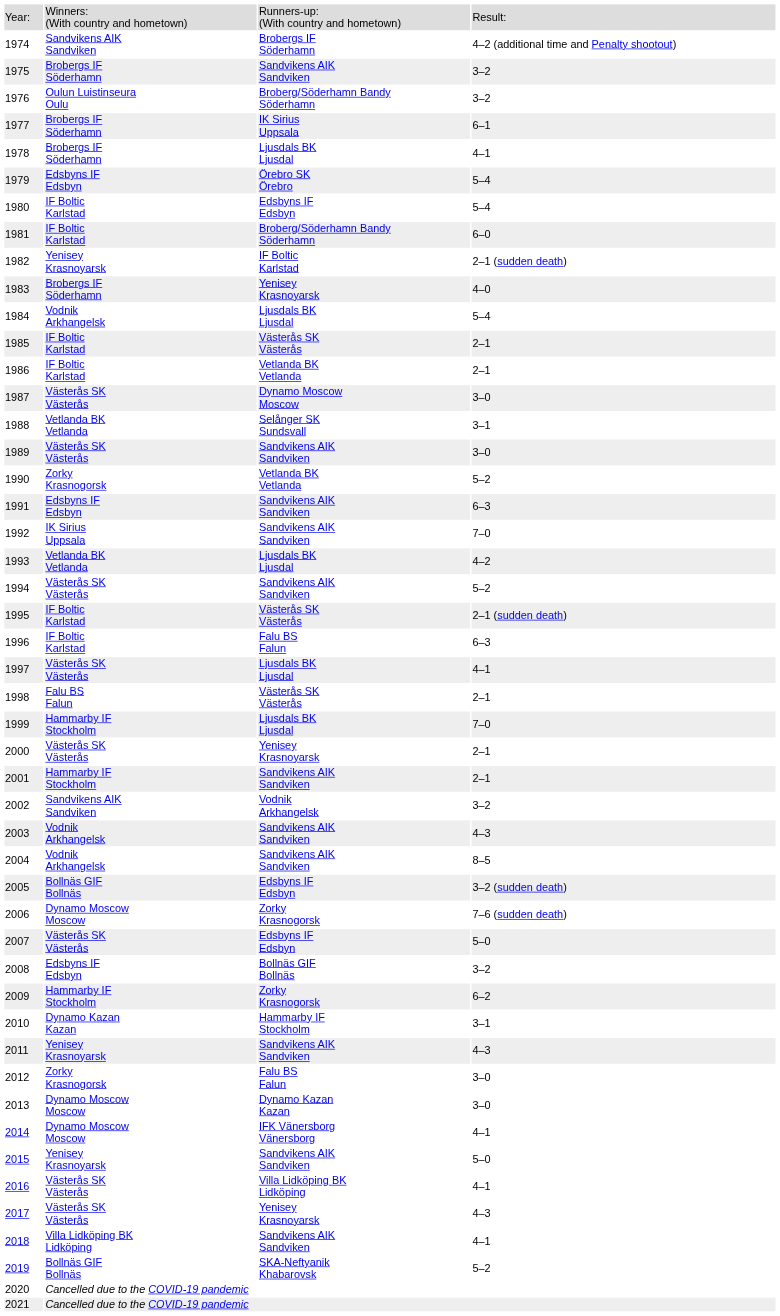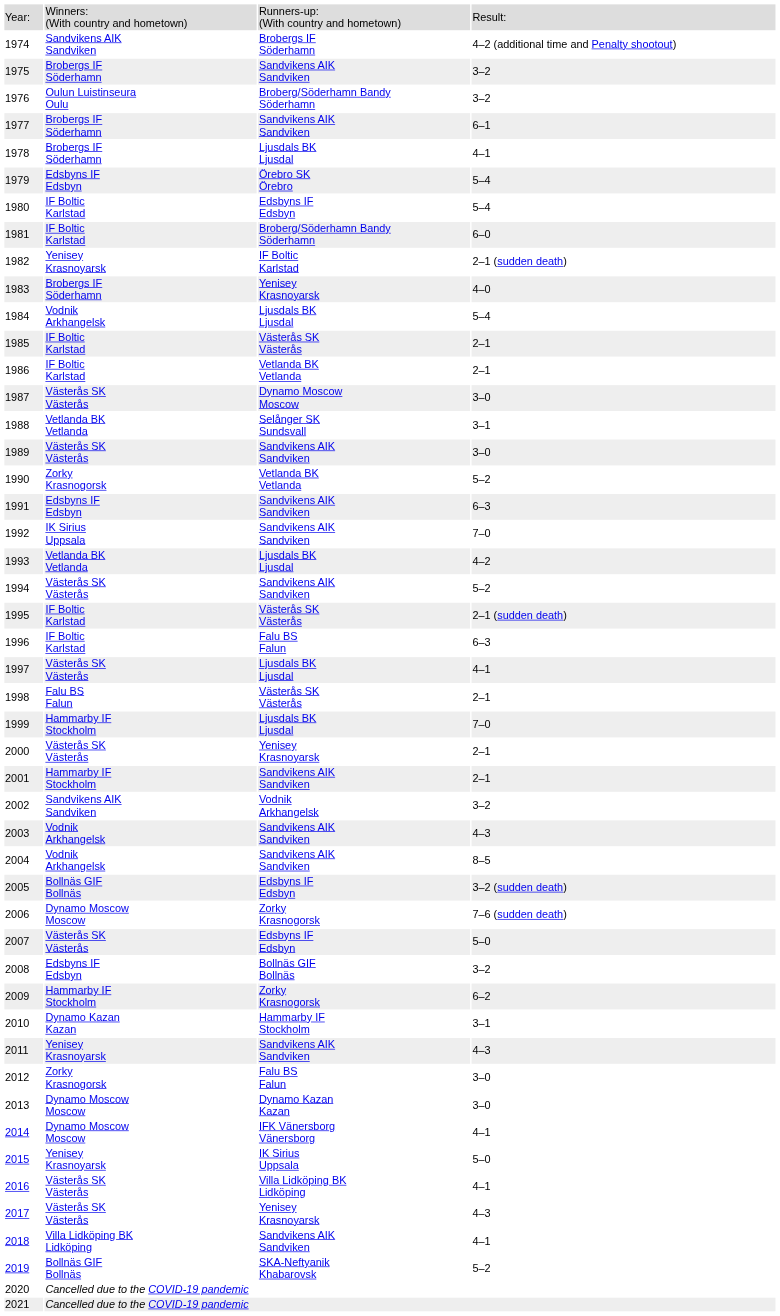(279, 126) IK Sirius Uppsala -> (297, 126) Sandvikens AIK Sandviken
(297, 1159) Sandvikens AIK Sandviken -> (279, 1159) IK Sirius Uppsala
